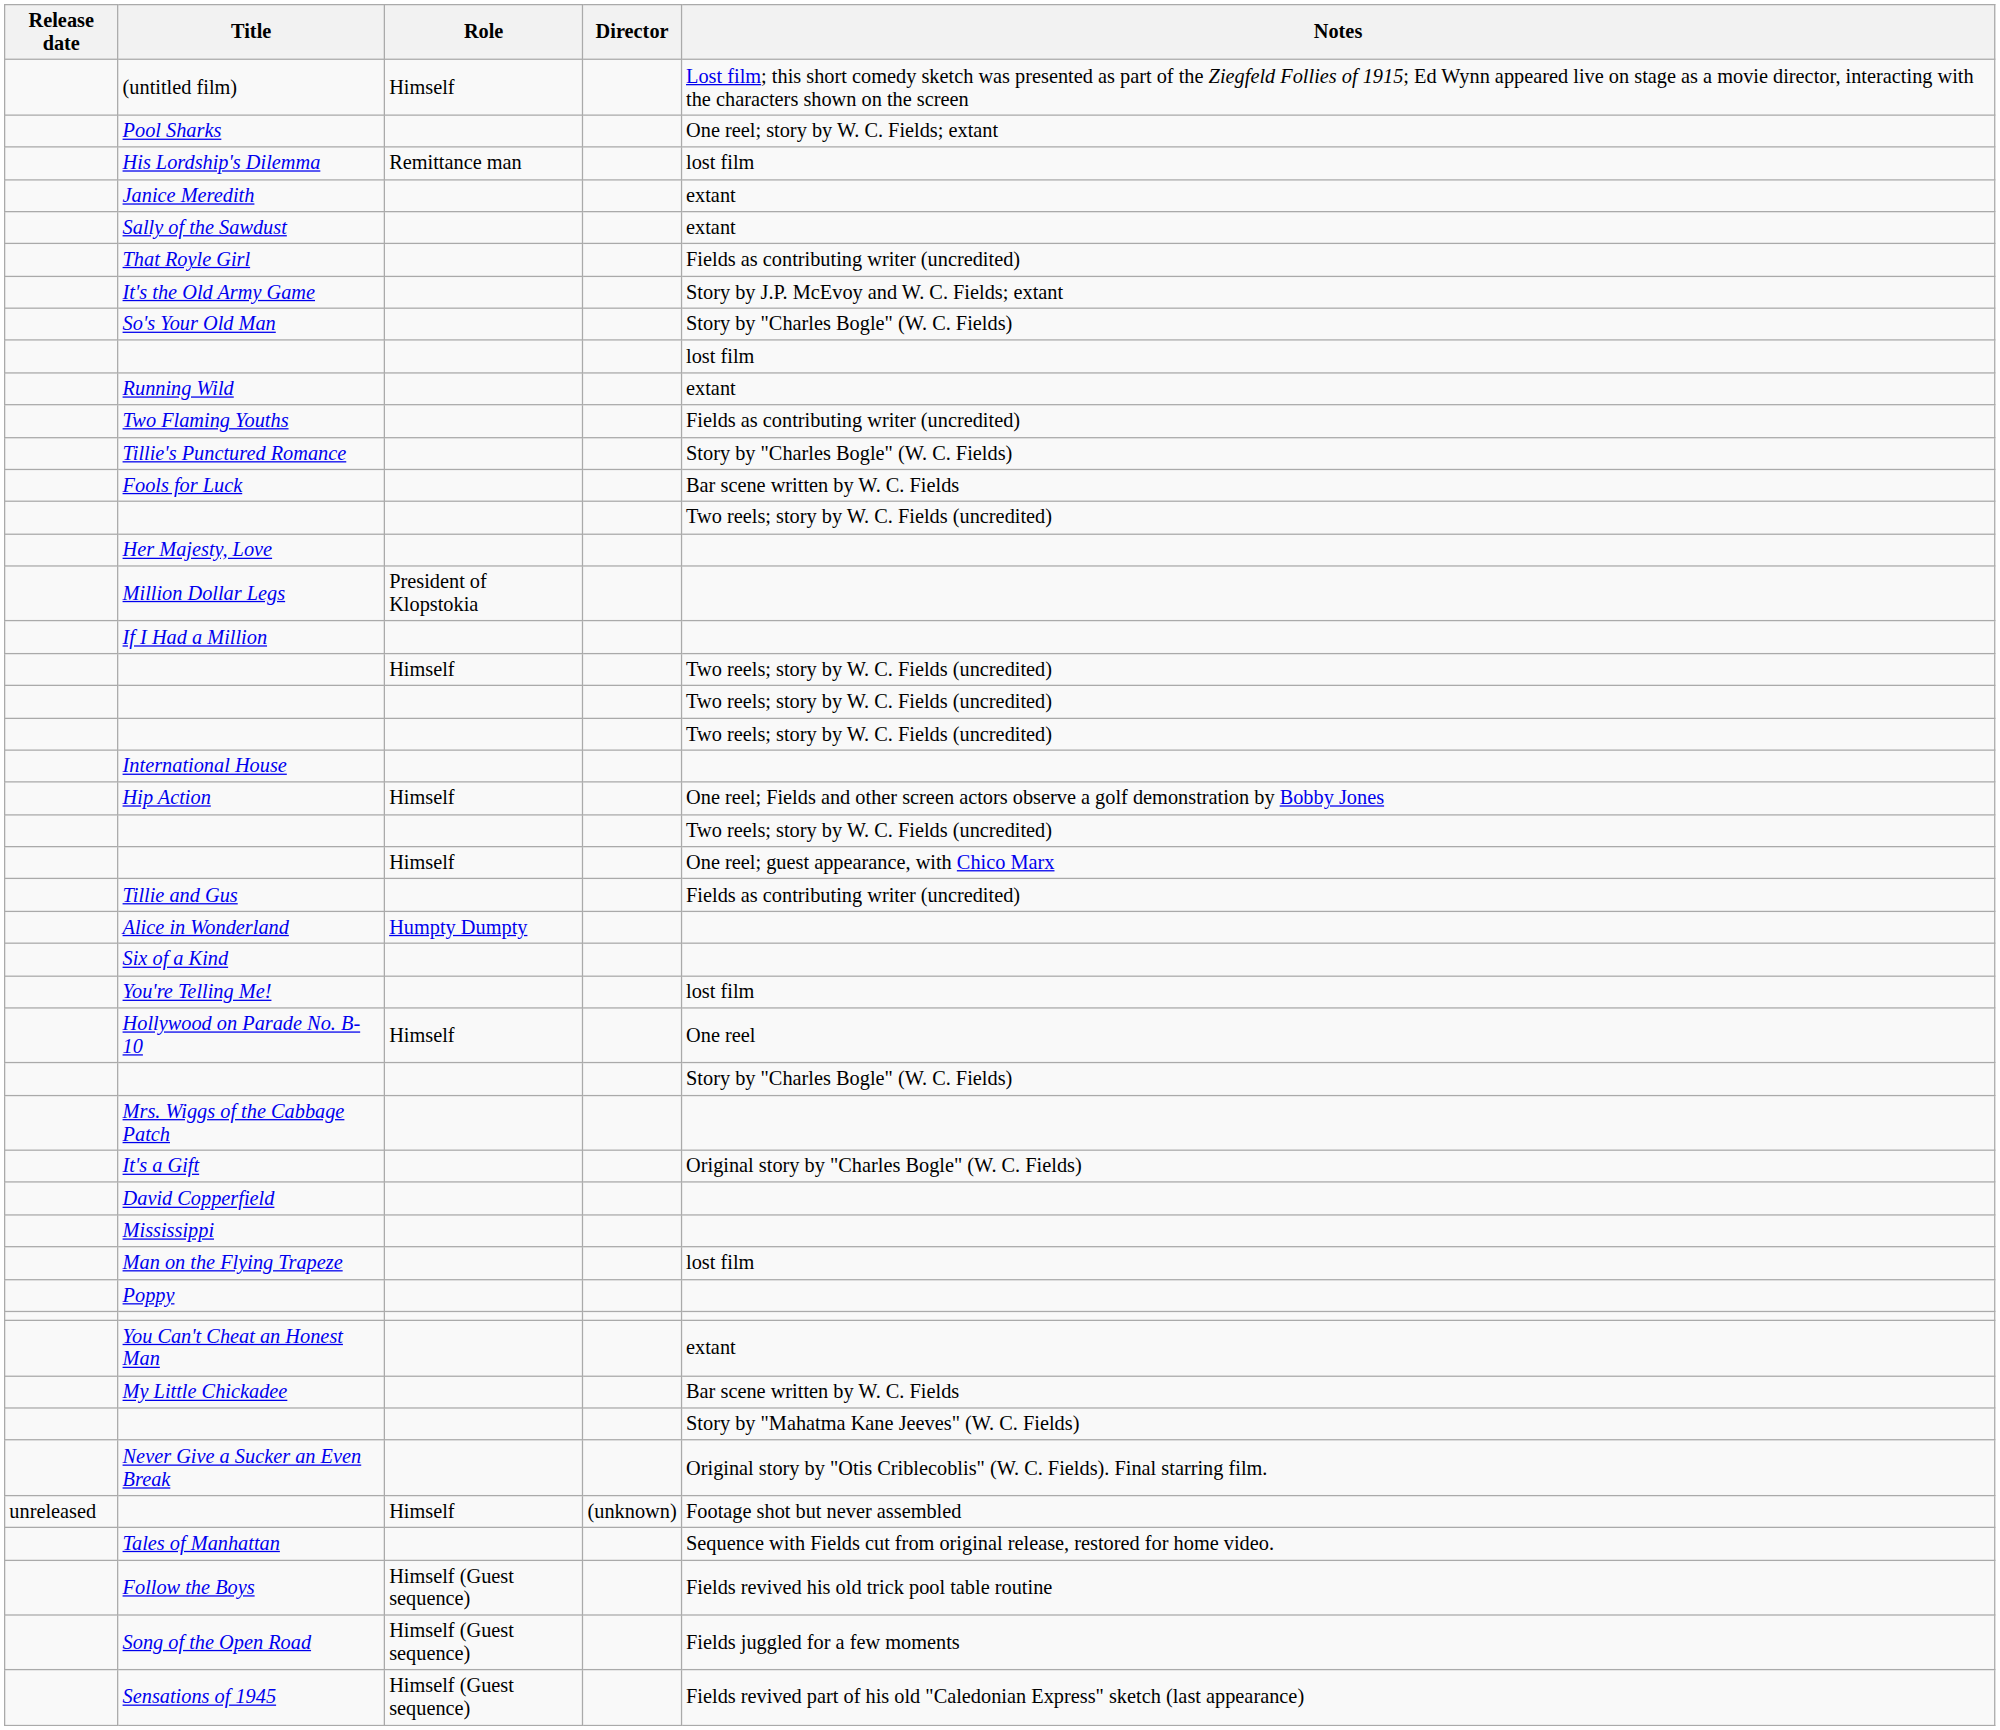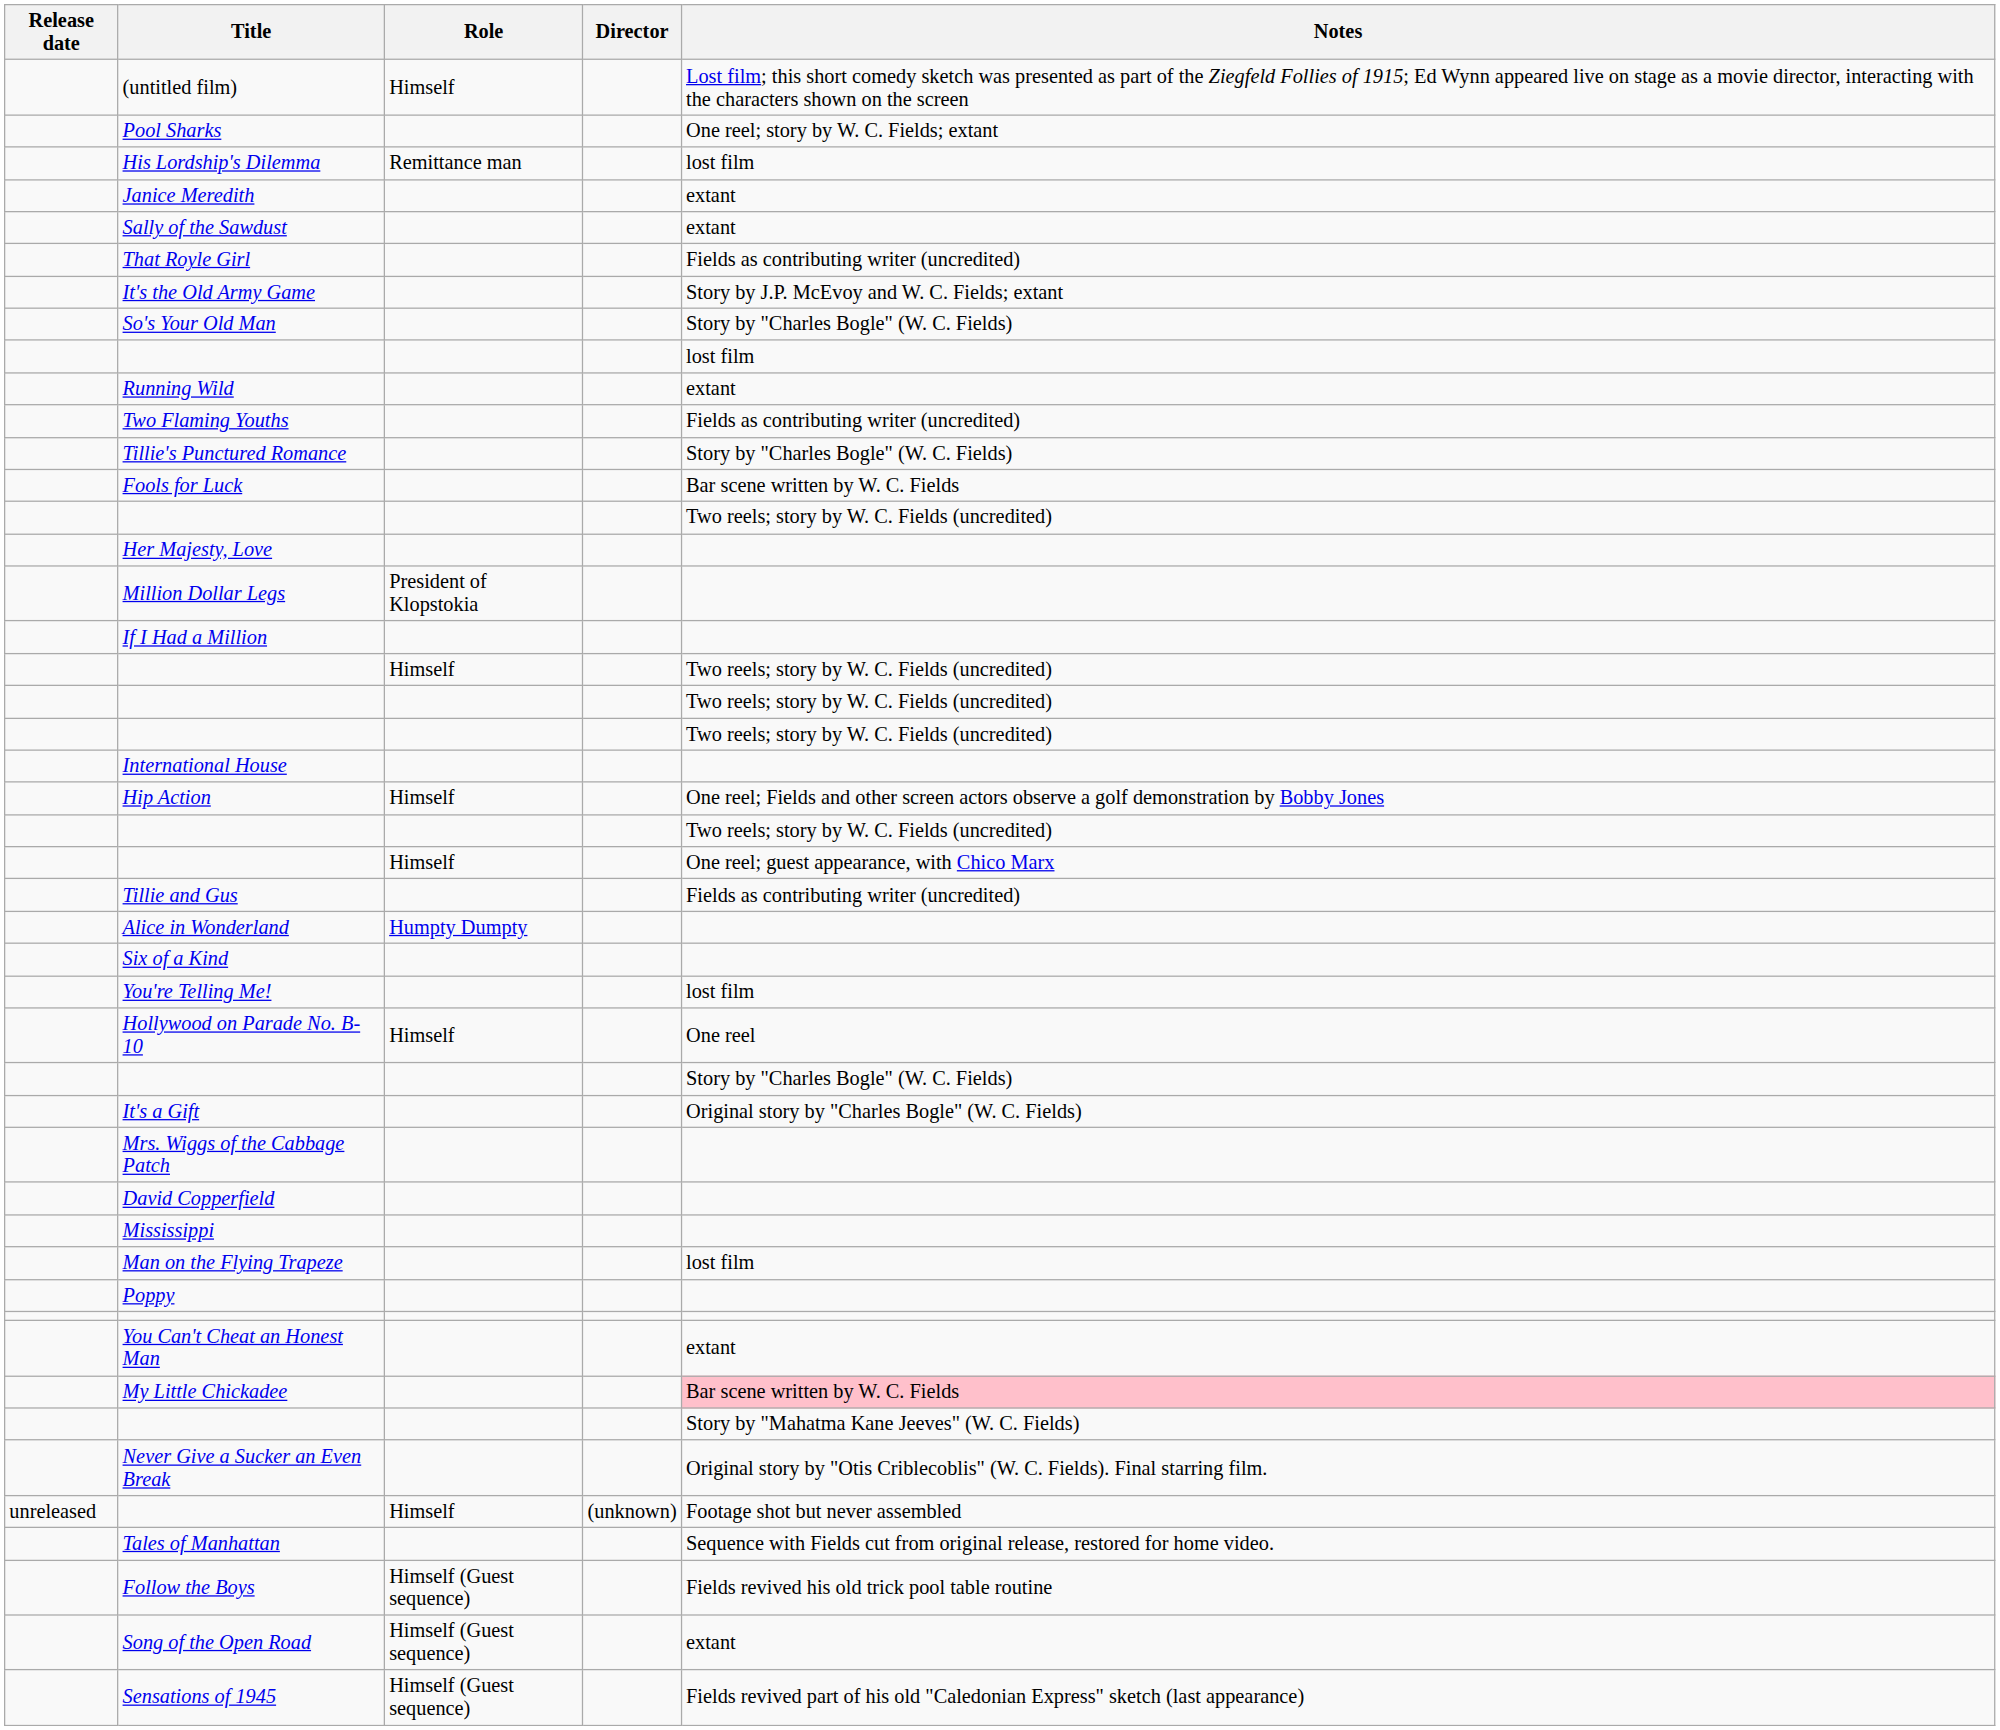rows swapped: (233, 1122) <-> (161, 1166)
(823, 1391) no background -> (823, 1391) pink background
(823, 1642) Fields juggled for a few moments -> (711, 1642) extant
